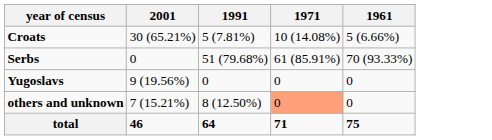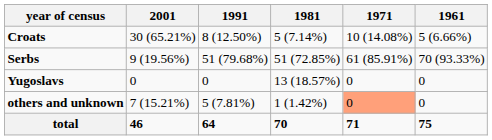+ column: (307, 15)
(228, 37) 5 (7.81%) -> (232, 37) 8 (12.50%)
(133, 59) 0 -> (159, 59) 9 (19.56%)
(159, 81) 9 (19.56%) -> (133, 81) 0
(232, 102) 8 (12.50%) -> (228, 102) 5 (7.81%)
